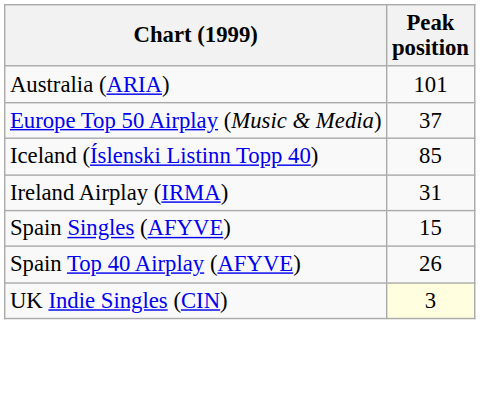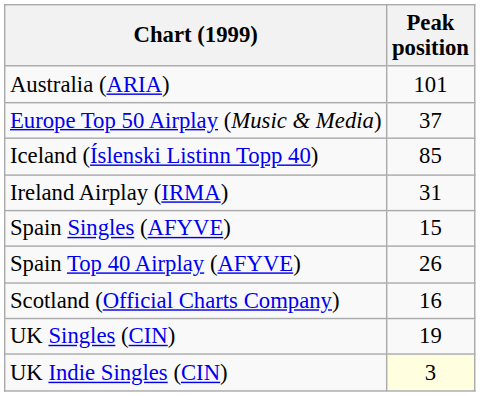+ row: (175, 300)
+ row: (93, 336)
